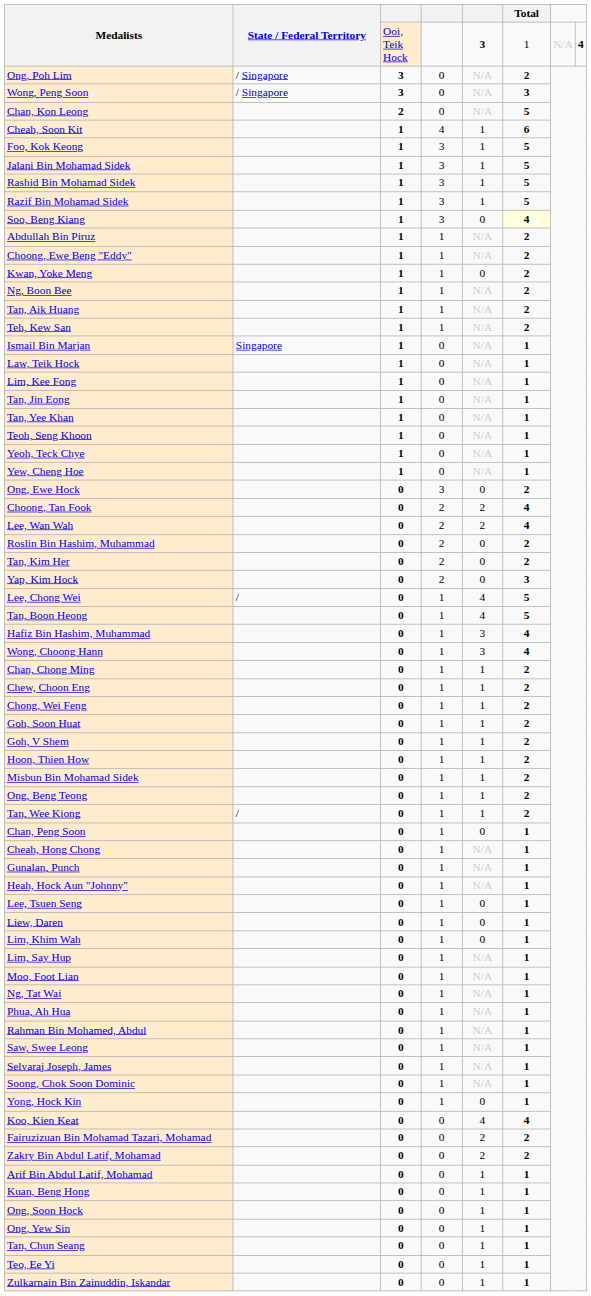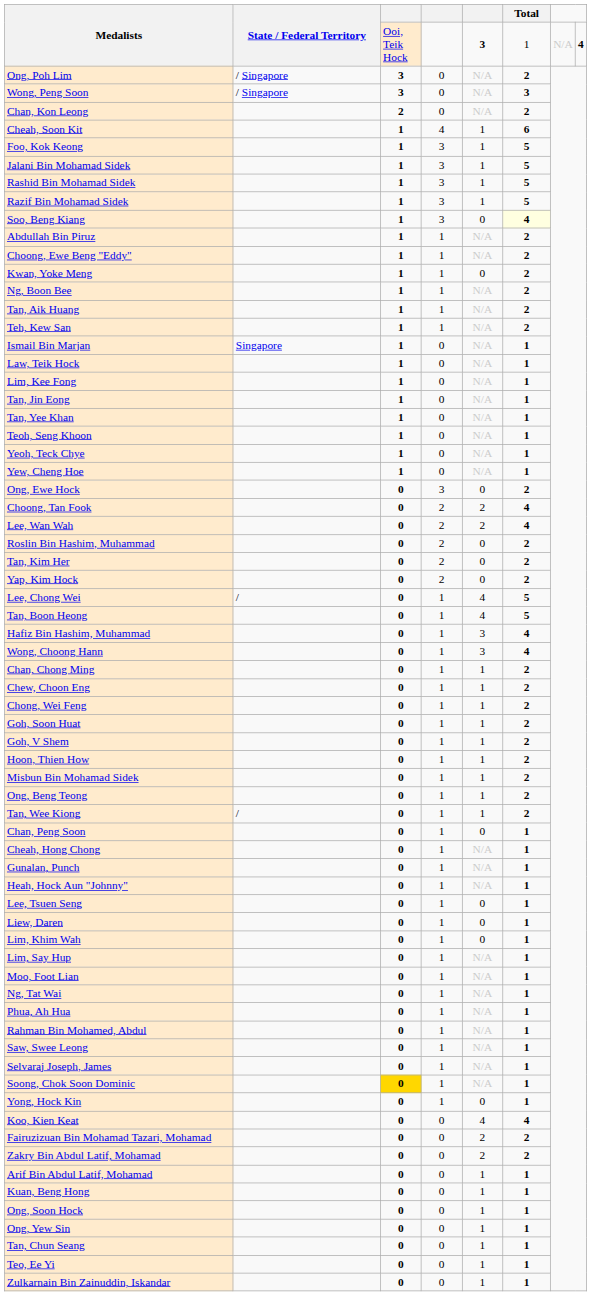(527, 111) 5 -> (527, 111) 2
(527, 579) 3 -> (527, 579) 2
(401, 1084) no background -> (401, 1084) gold background
